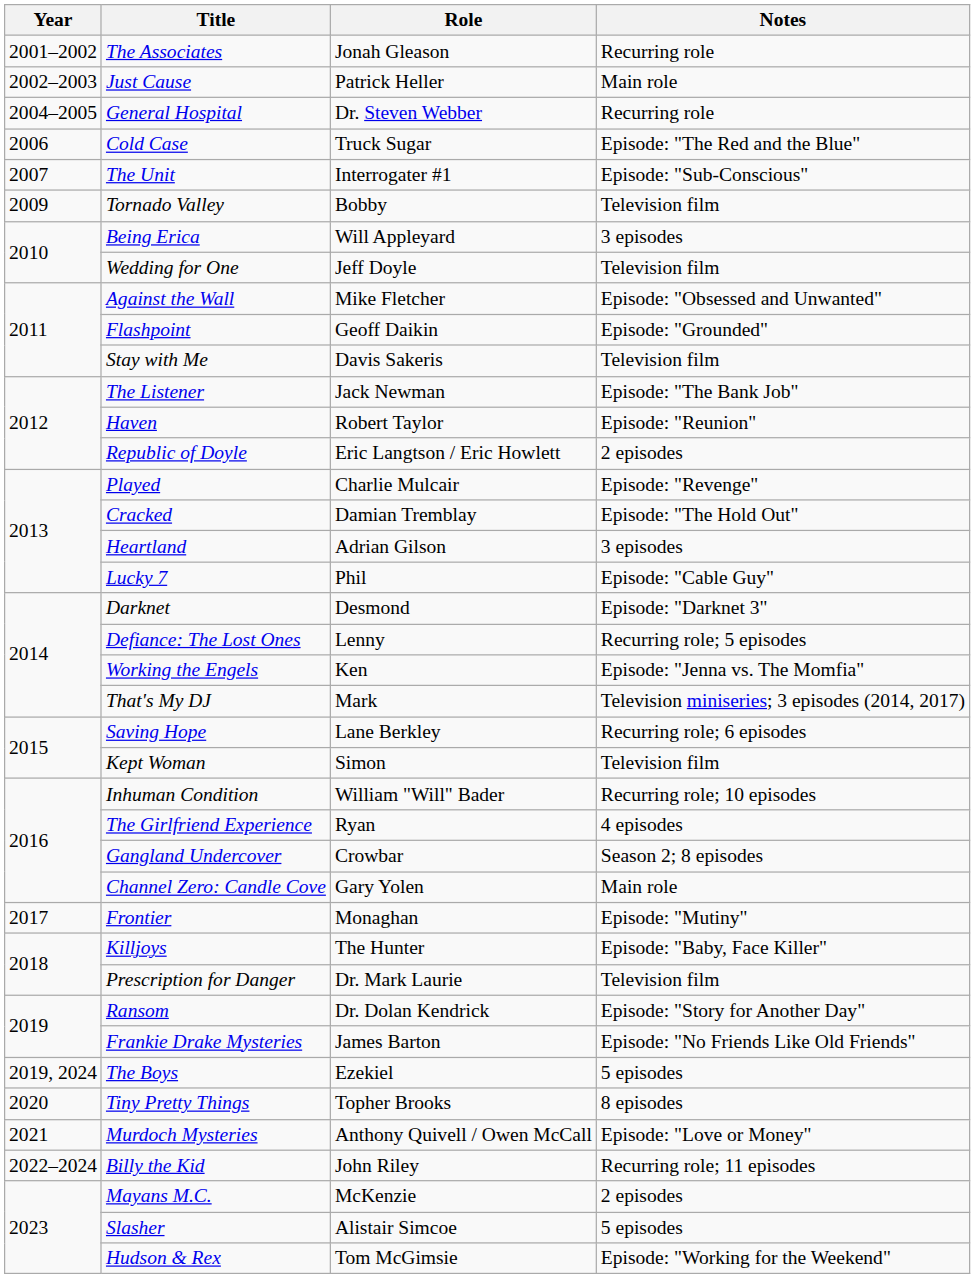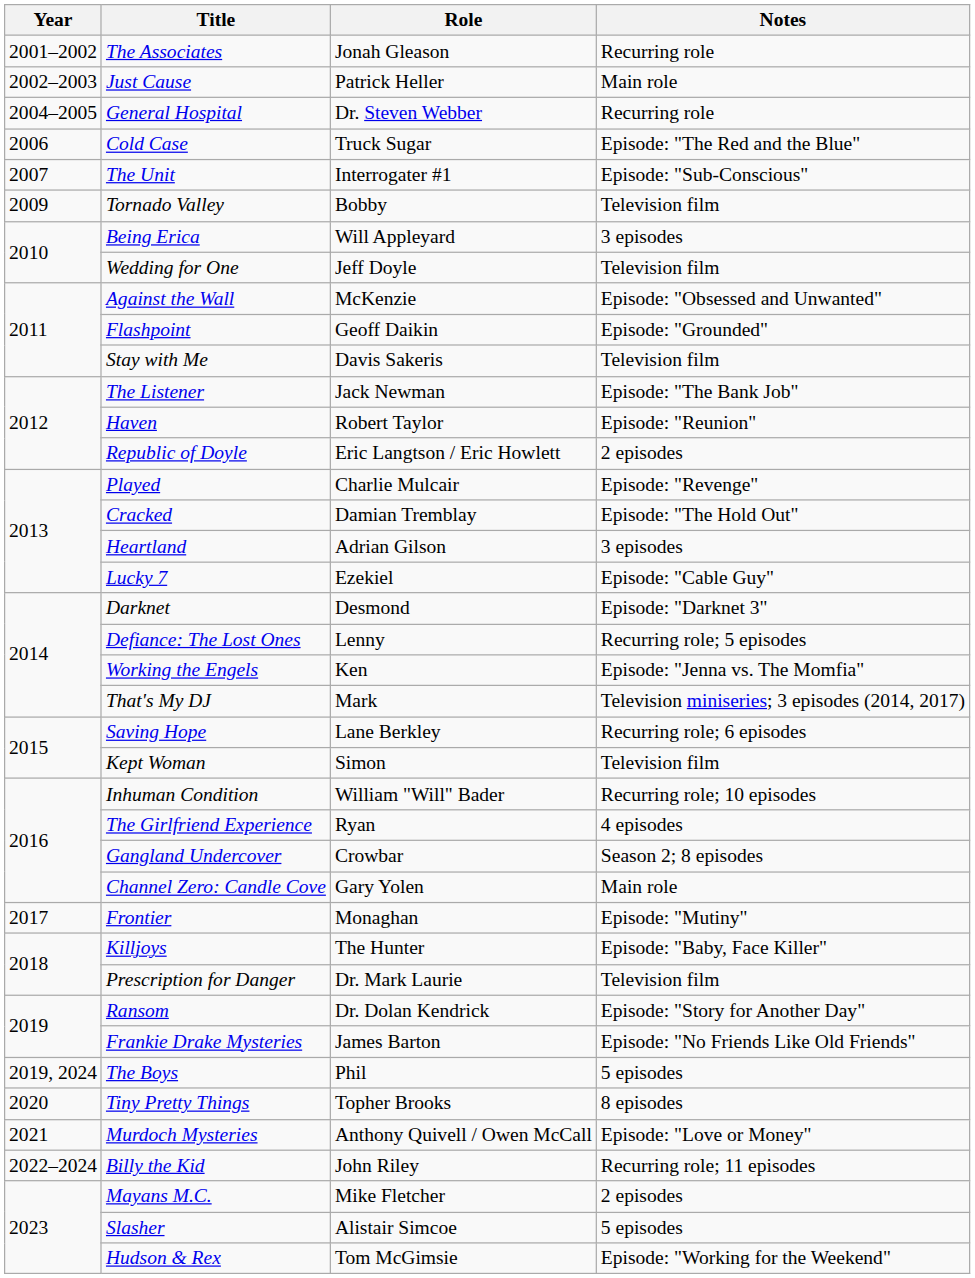(390, 298) Mike Fletcher -> (376, 298) McKenzie
(351, 577) Phil -> (364, 577) Ezekiel
(364, 1072) Ezekiel -> (351, 1072) Phil
(376, 1196) McKenzie -> (390, 1196) Mike Fletcher
